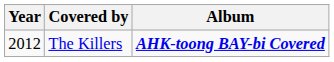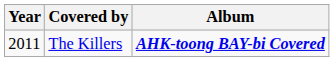(25, 43) 2012 -> (24, 43) 2011
